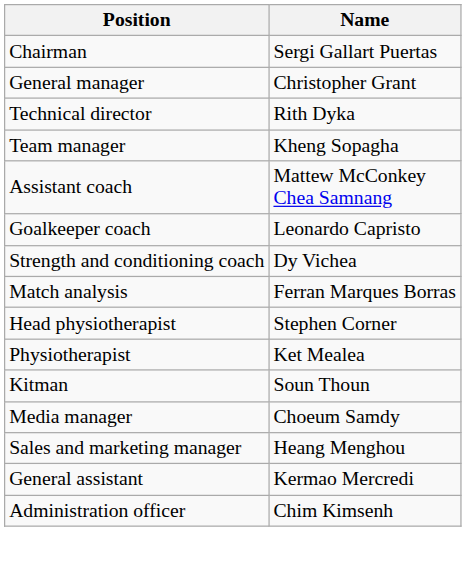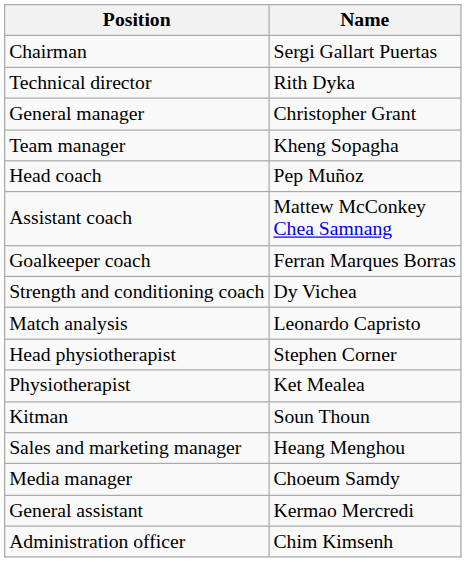rows swapped: (80, 113) <-> (77, 82)
+ row: (55, 176)
(347, 229) Leonardo Capristo -> (365, 260) Ferran Marques Borras
(365, 291) Ferran Marques Borras -> (347, 323) Leonardo Capristo
rows swapped: (125, 447) <-> (71, 416)
